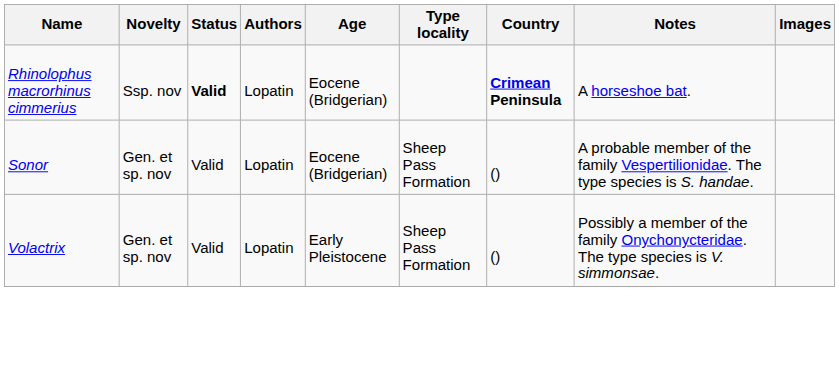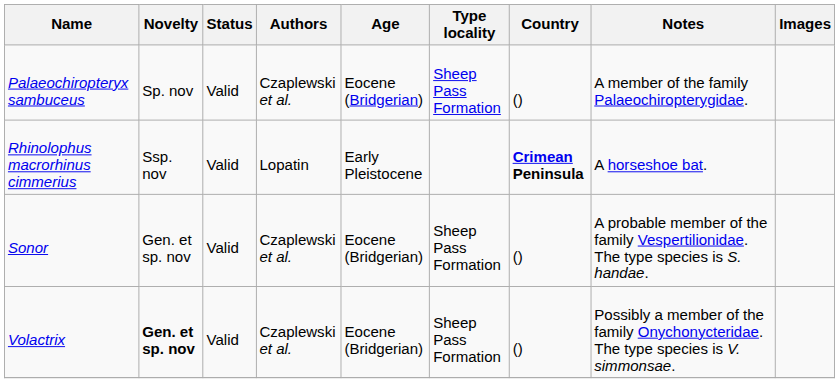+ row: (68, 91)
(209, 91) bold -> (223, 165) normal
(348, 91) Eocene (Bridgerian) -> (383, 165) Early Pleistocene
(269, 165) Lopatin -> (297, 248) Czaplewski et al.
(147, 248) normal -> (169, 340) bold
(269, 248) Lopatin -> (297, 340) Czaplewski et al.
(348, 248) Early Pleistocene -> (384, 340) Eocene (Bridgerian)
